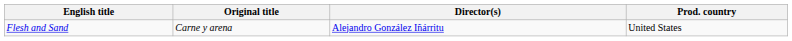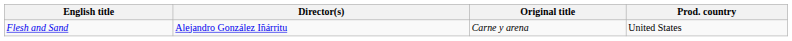columns swapped: (251, 12) <-> (478, 12)
